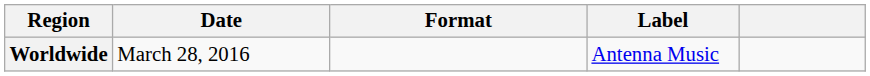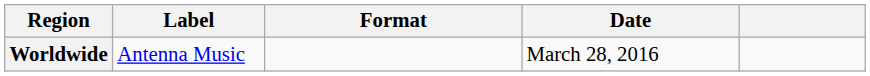columns swapped: (221, 20) <-> (663, 20)
